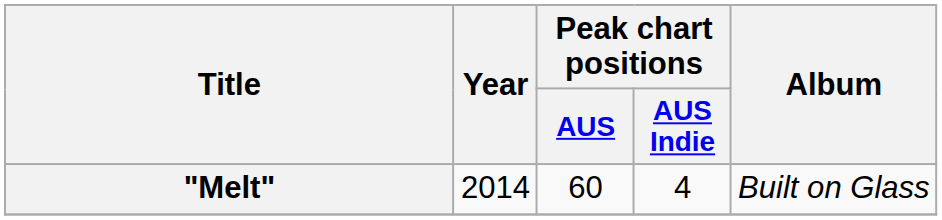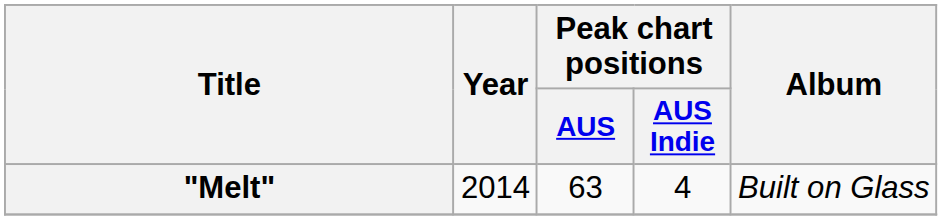(586, 188) 60 -> (586, 188) 63
